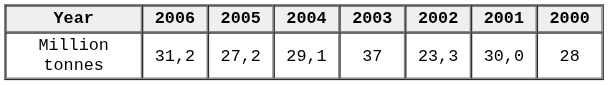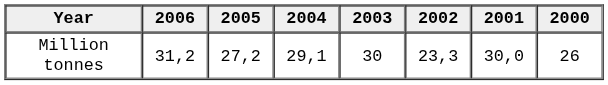(372, 56) 37 -> (372, 56) 30
(570, 56) 28 -> (570, 56) 26
